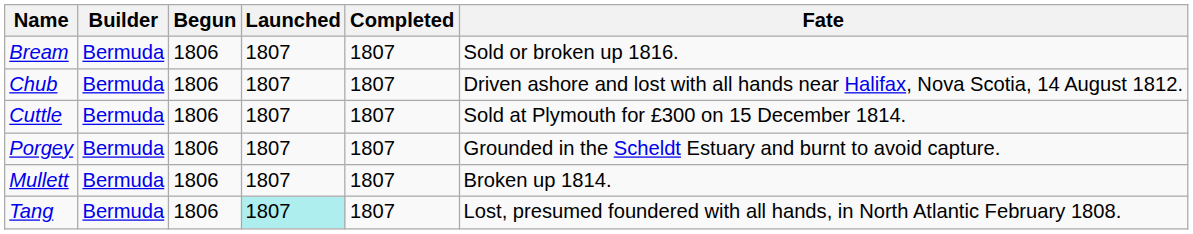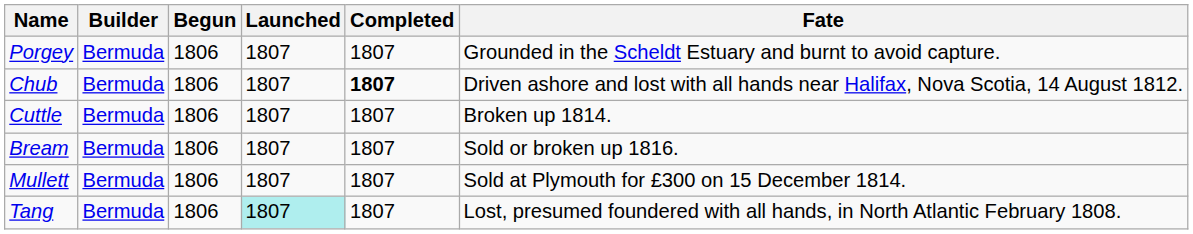rows swapped: (39, 52) <-> (41, 148)
(372, 84) normal -> (372, 84) bold
(685, 116) Sold at Plymouth for £300 on 15 December 1814. -> (538, 116) Broken up 1814.
(538, 180) Broken up 1814. -> (685, 180) Sold at Plymouth for £300 on 15 December 1814.
